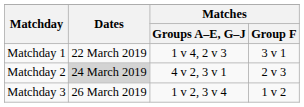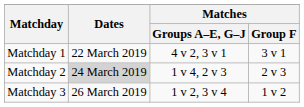(199, 53) 1 v 4, 2 v 3 -> (199, 53) 4 v 2, 3 v 1
(199, 72) 4 v 2, 3 v 1 -> (199, 72) 1 v 4, 2 v 3
